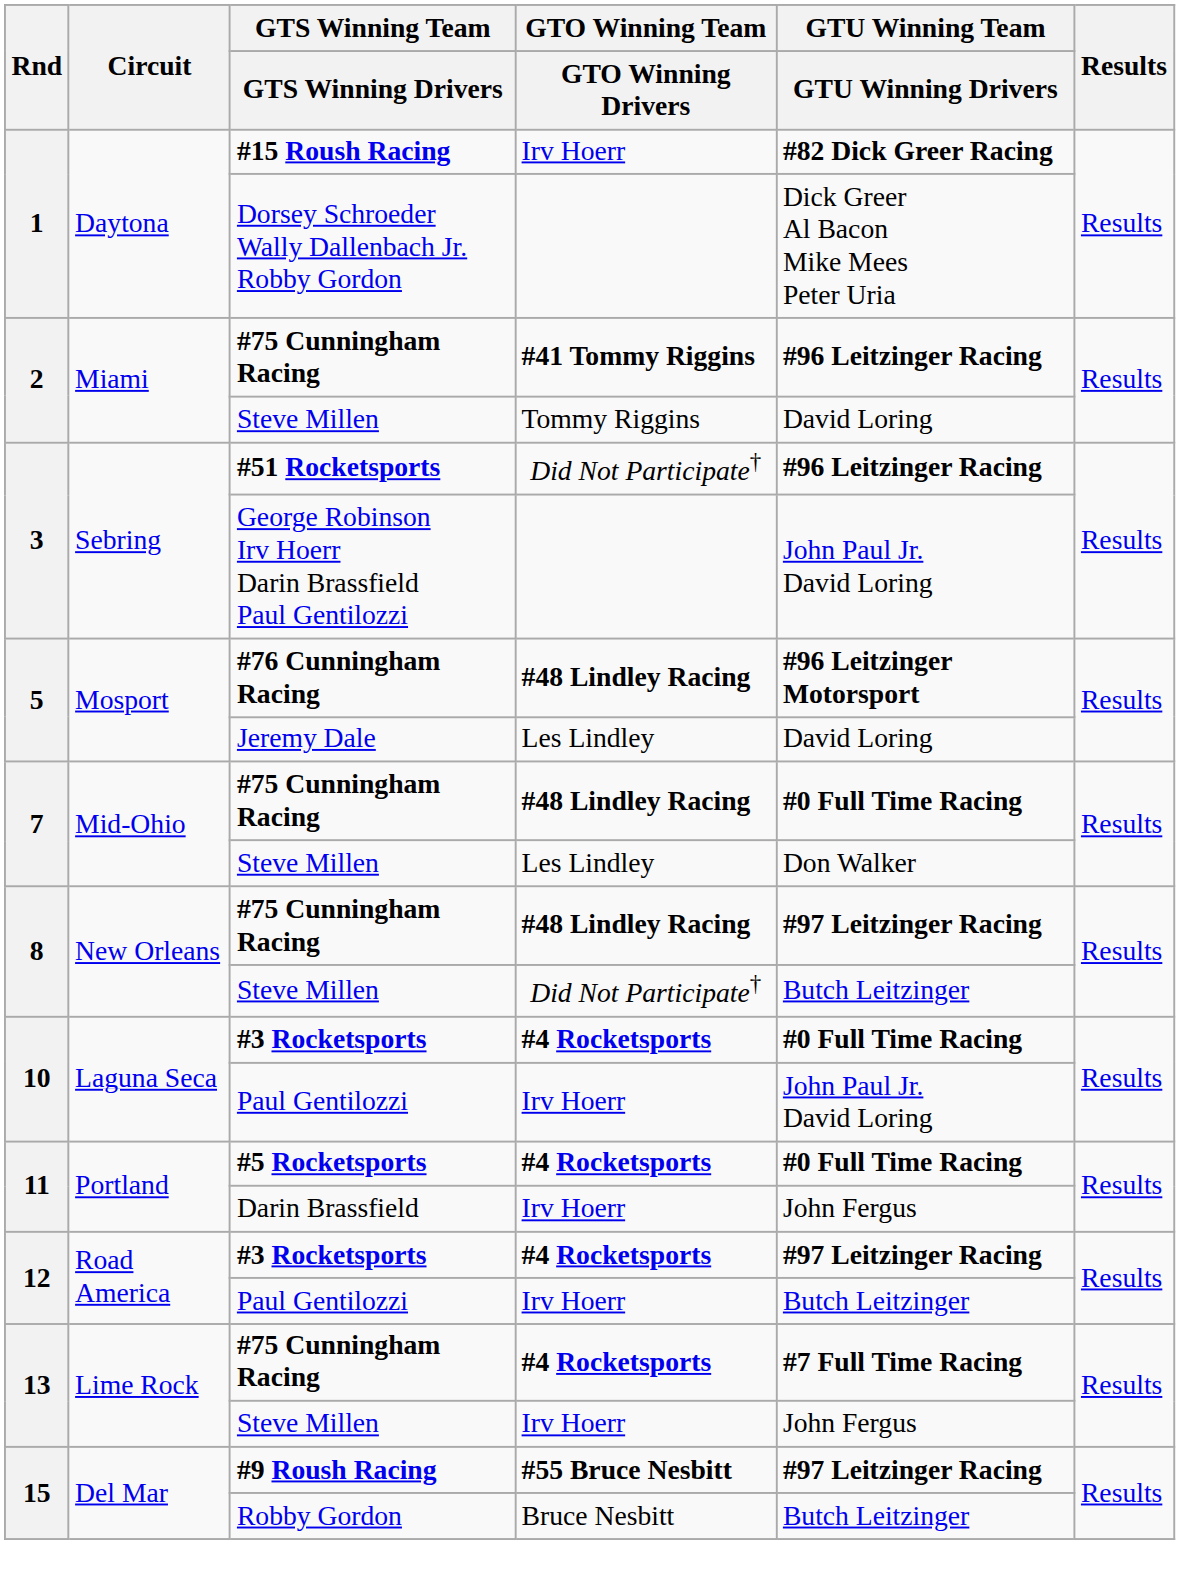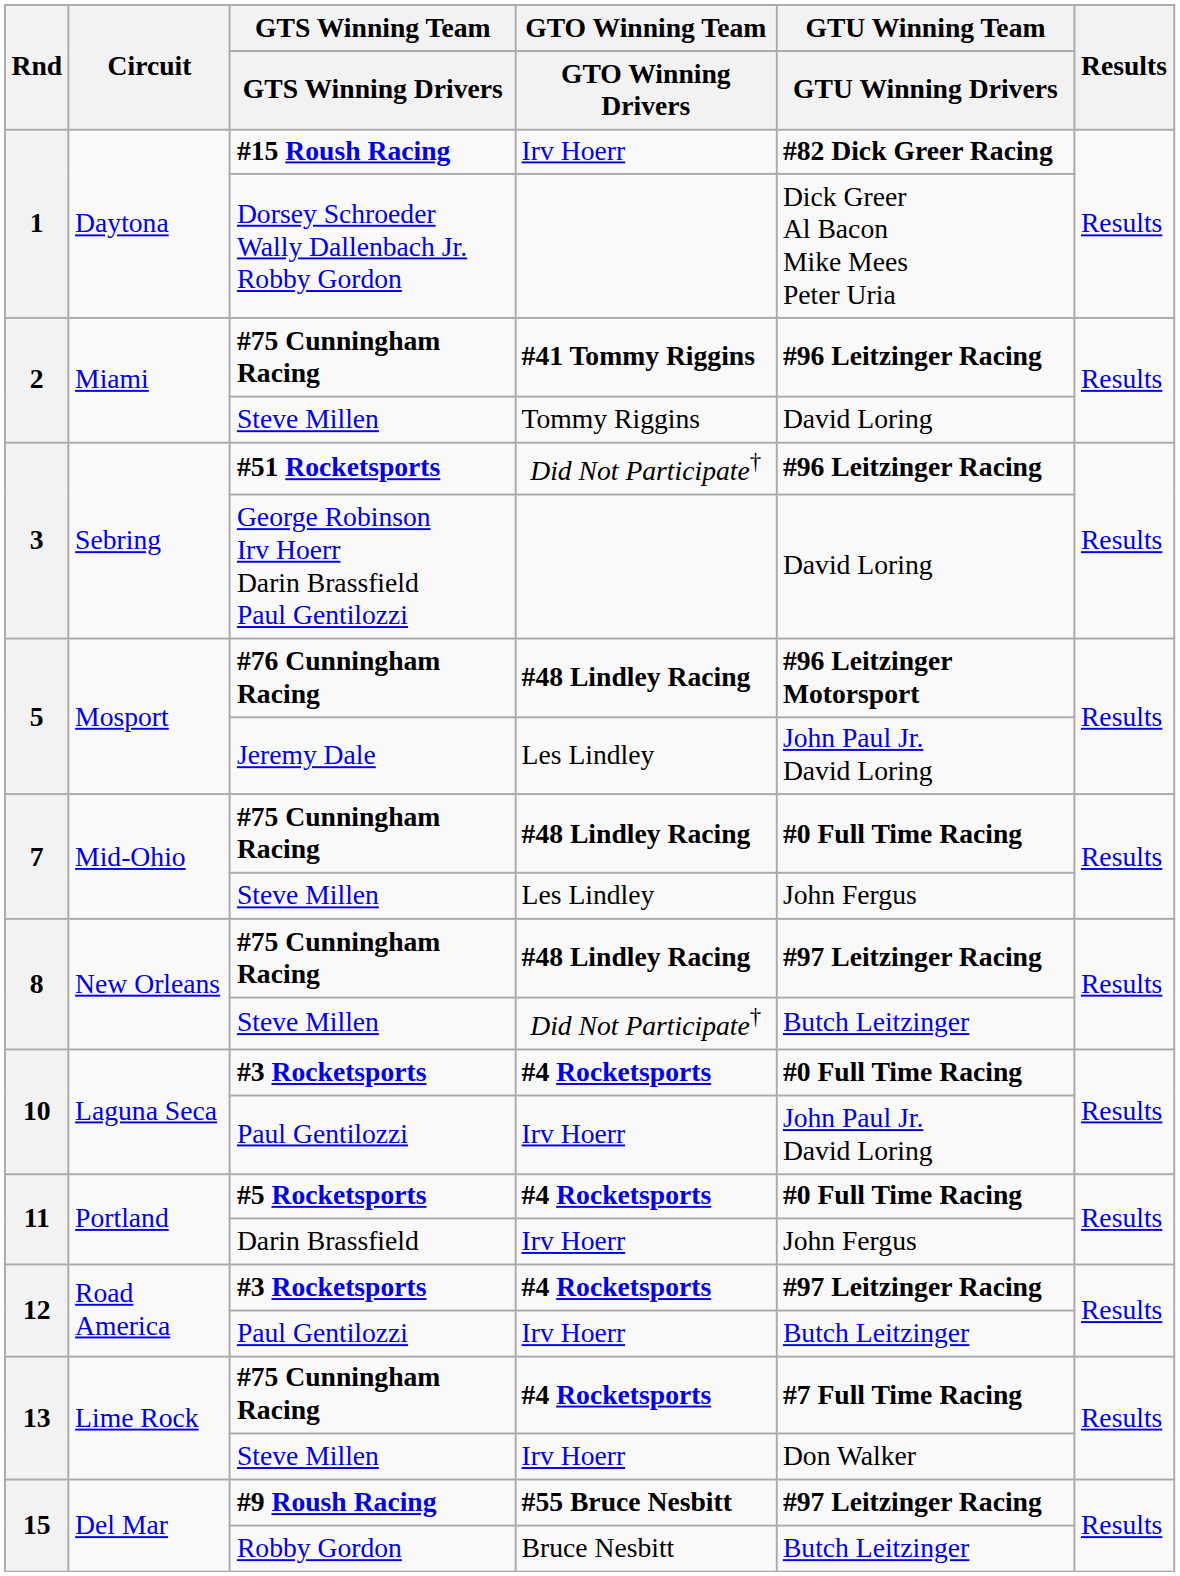(858, 566) John Paul Jr. David Loring -> (858, 566) David Loring
(858, 739) David Loring -> (858, 755) John Paul Jr. David Loring
(849, 862) Don Walker -> (850, 895) John Fergus
(850, 1424) John Fergus -> (849, 1456) Don Walker
